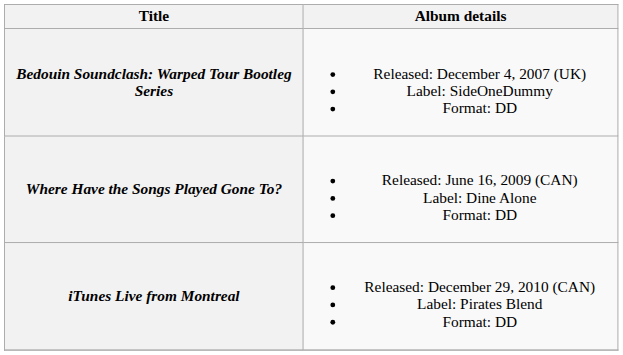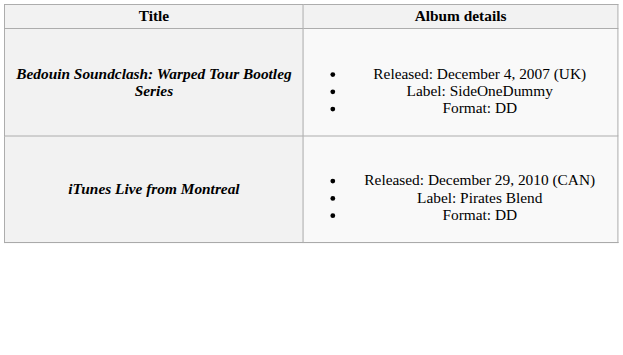- row: (154, 189)
